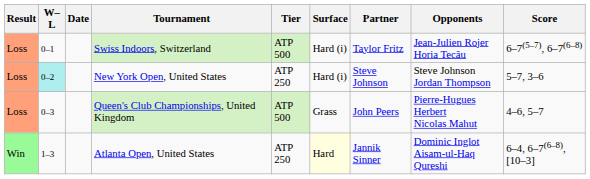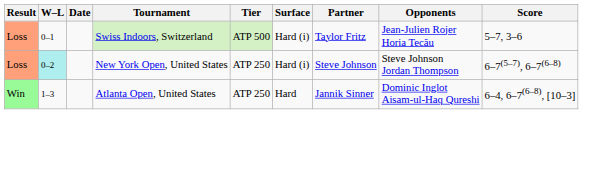(544, 48) 6–7(5–7), 6–7(6–8) -> (503, 36) 5–7, 3–6
(525, 77) 5–7, 3–6 -> (523, 65) 6–7(5–7), 6–7(6–8)
- row: (175, 112)
(323, 153) lightyellow background -> (286, 94) no background
